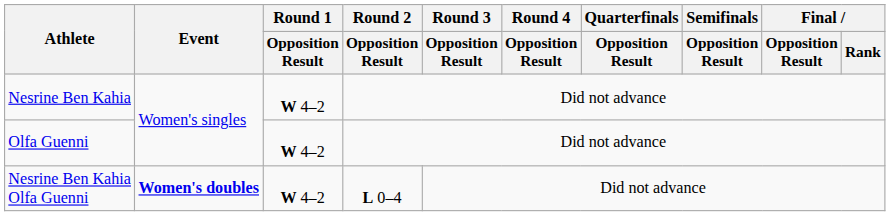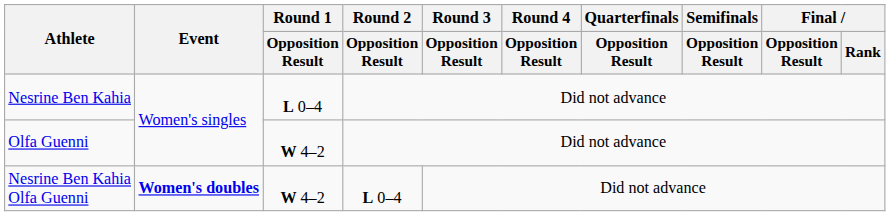(303, 106) W 4–2 -> (303, 106) L 0–4
